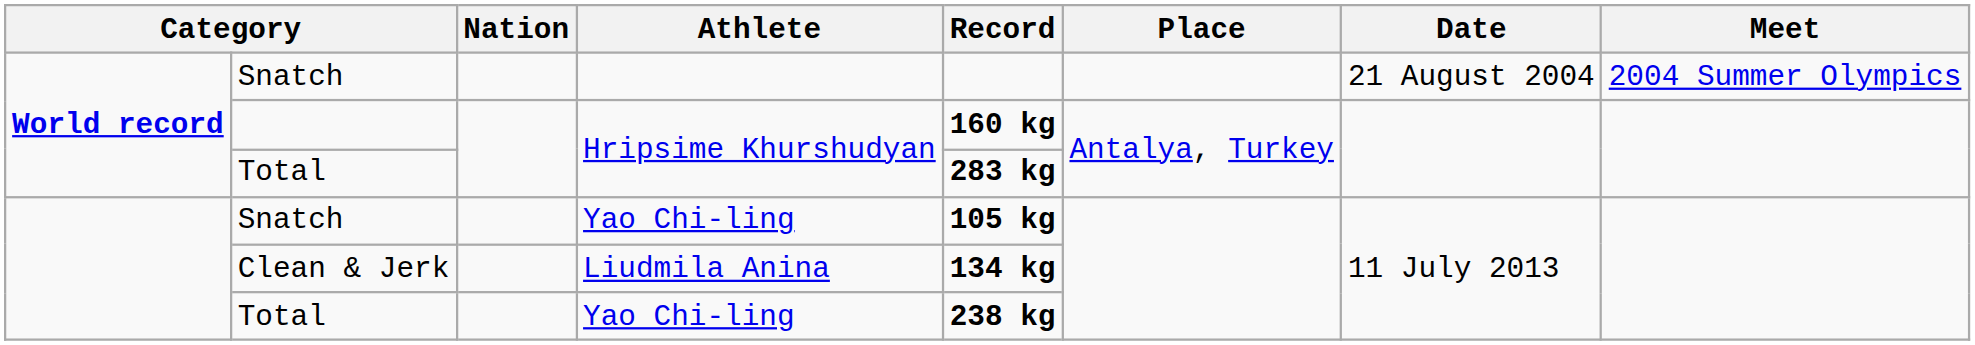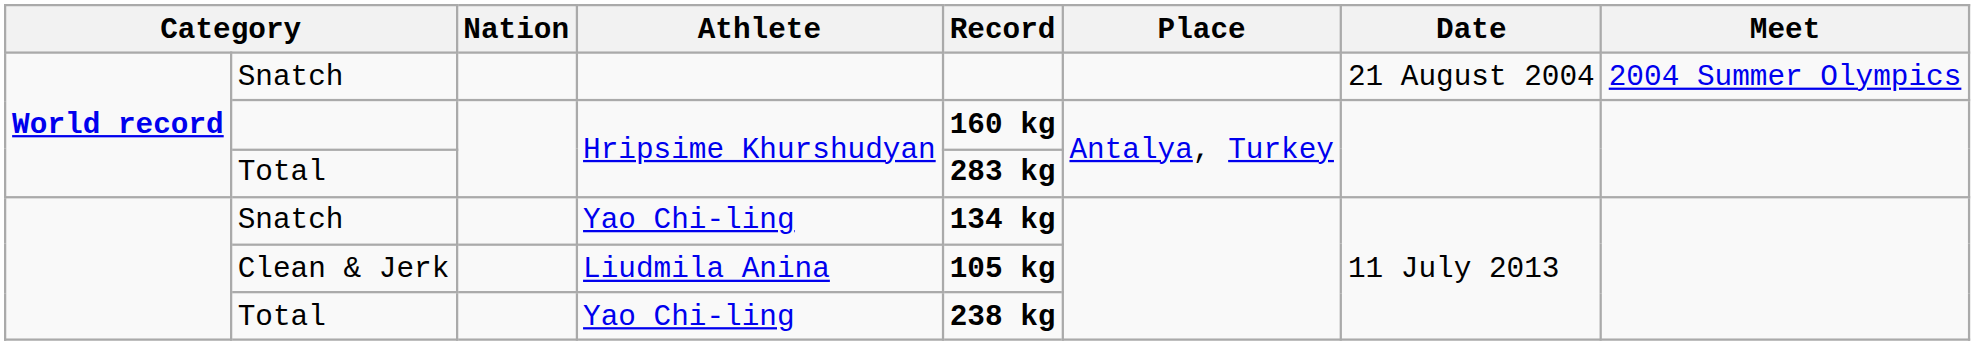(1003, 221) 105 kg -> (1003, 221) 134 kg
(1003, 268) 134 kg -> (1003, 268) 105 kg
